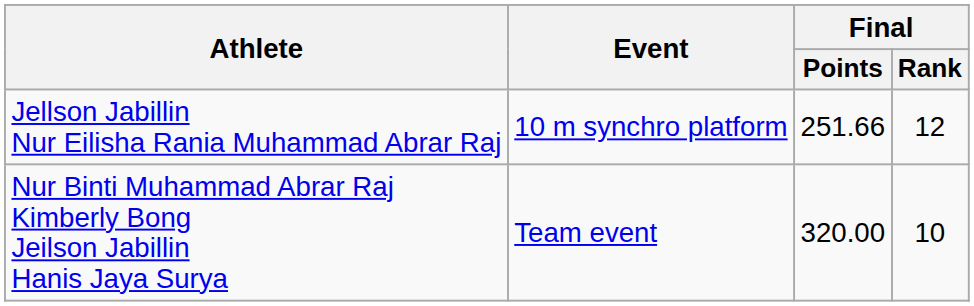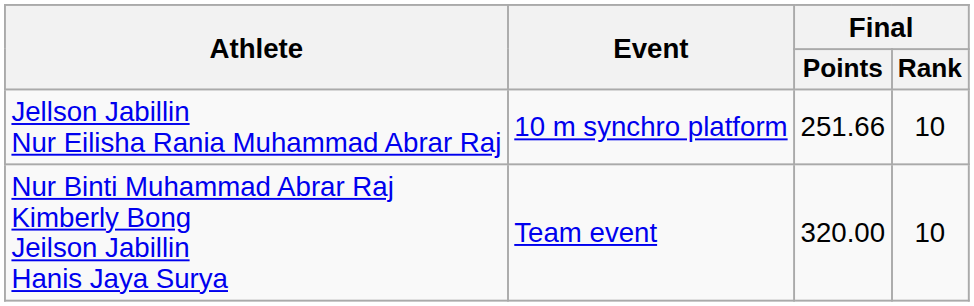(930, 127) 12 -> (930, 127) 10
